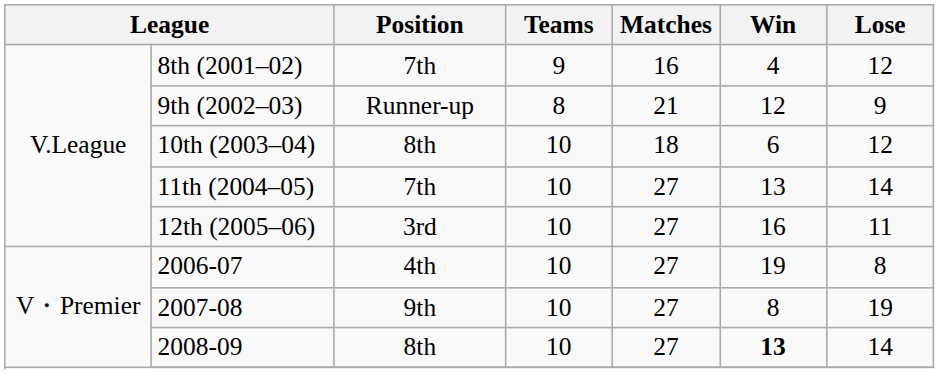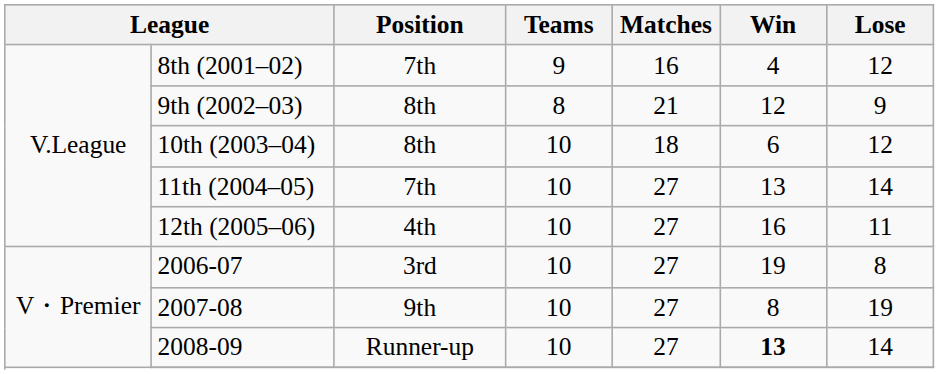(420, 105) Runner-up -> (420, 105) 8th
(420, 226) 3rd -> (420, 226) 4th
(420, 266) 4th -> (420, 266) 3rd
(420, 347) 8th -> (420, 347) Runner-up
